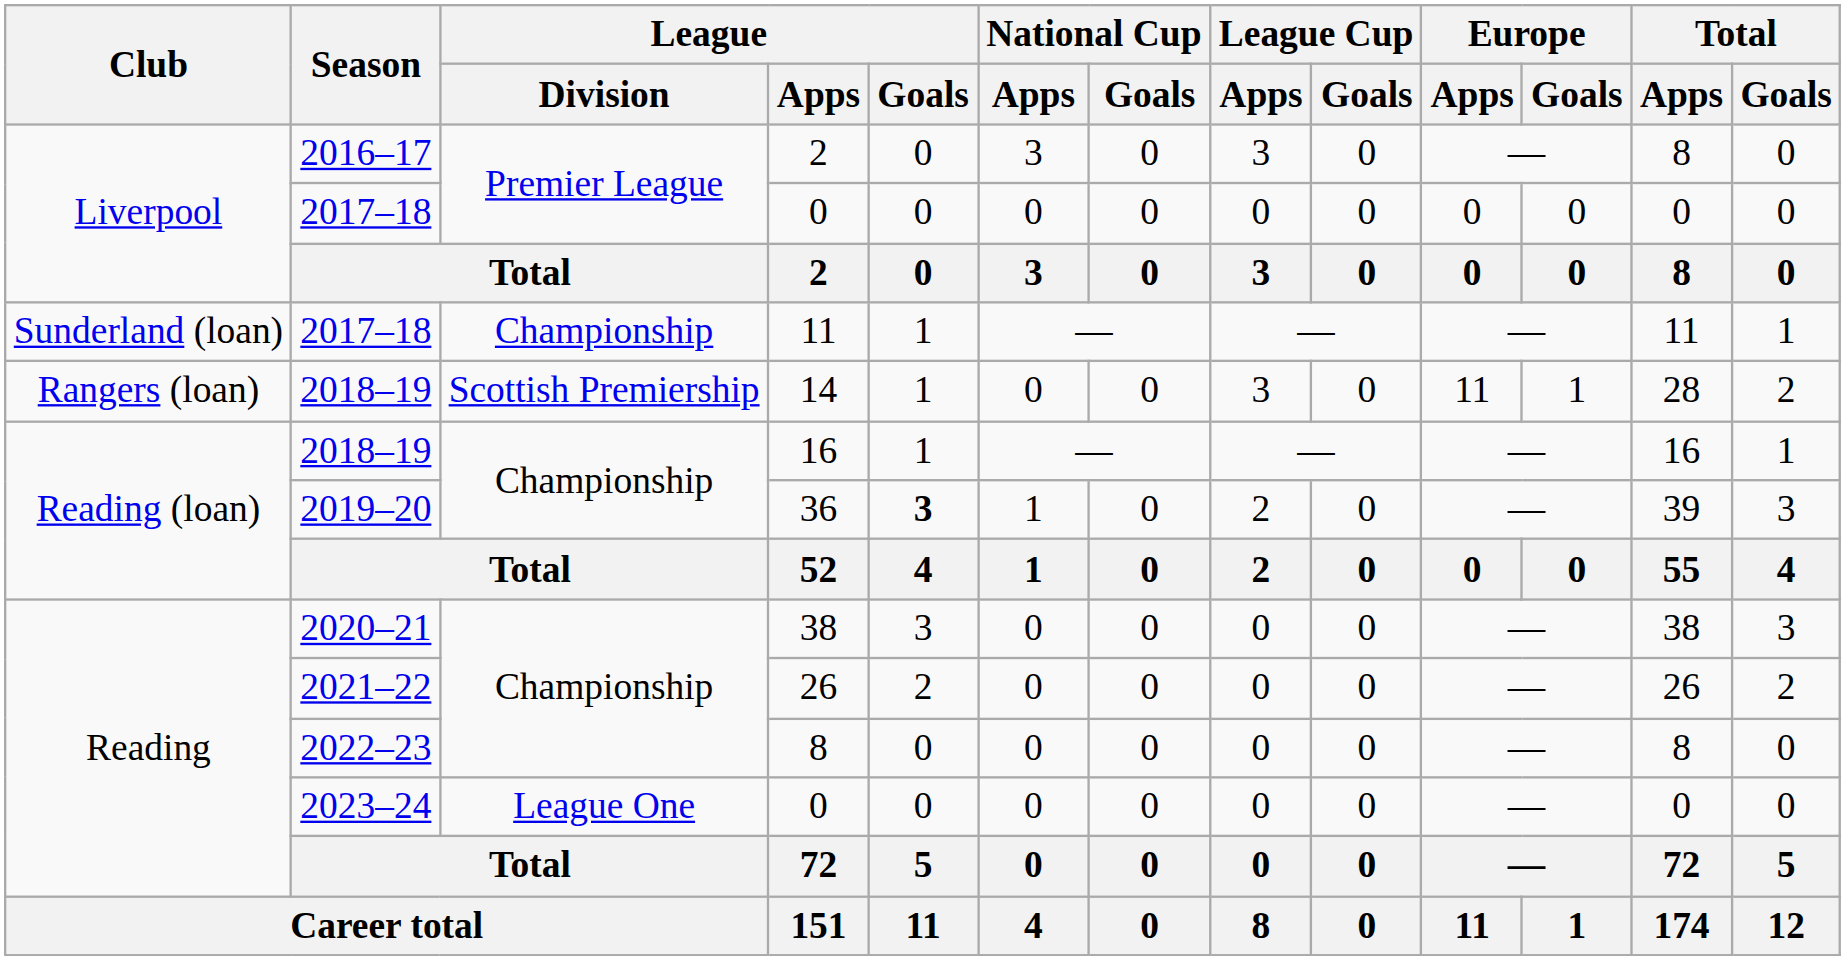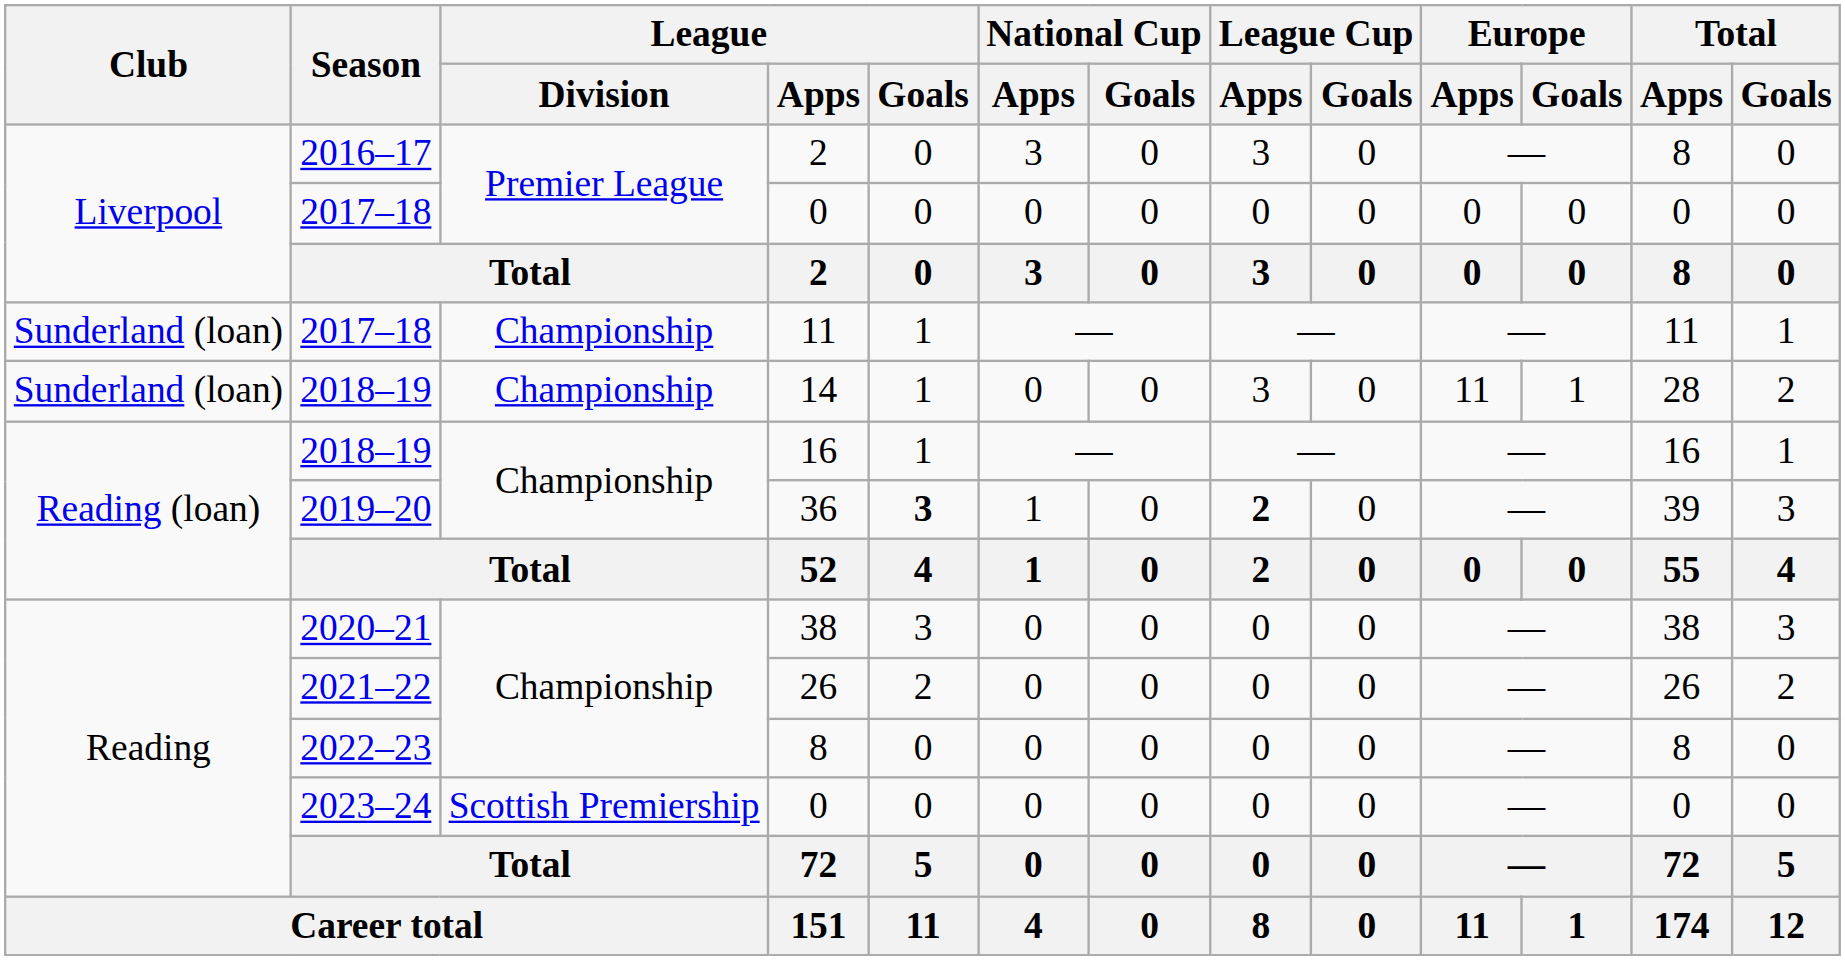(148, 390) Rangers (loan) -> (148, 390) Sunderland (loan)
(604, 390) Scottish Premiership -> (604, 390) Championship
(1261, 509) normal -> (1261, 509) bold
(604, 806) League One -> (604, 806) Scottish Premiership
